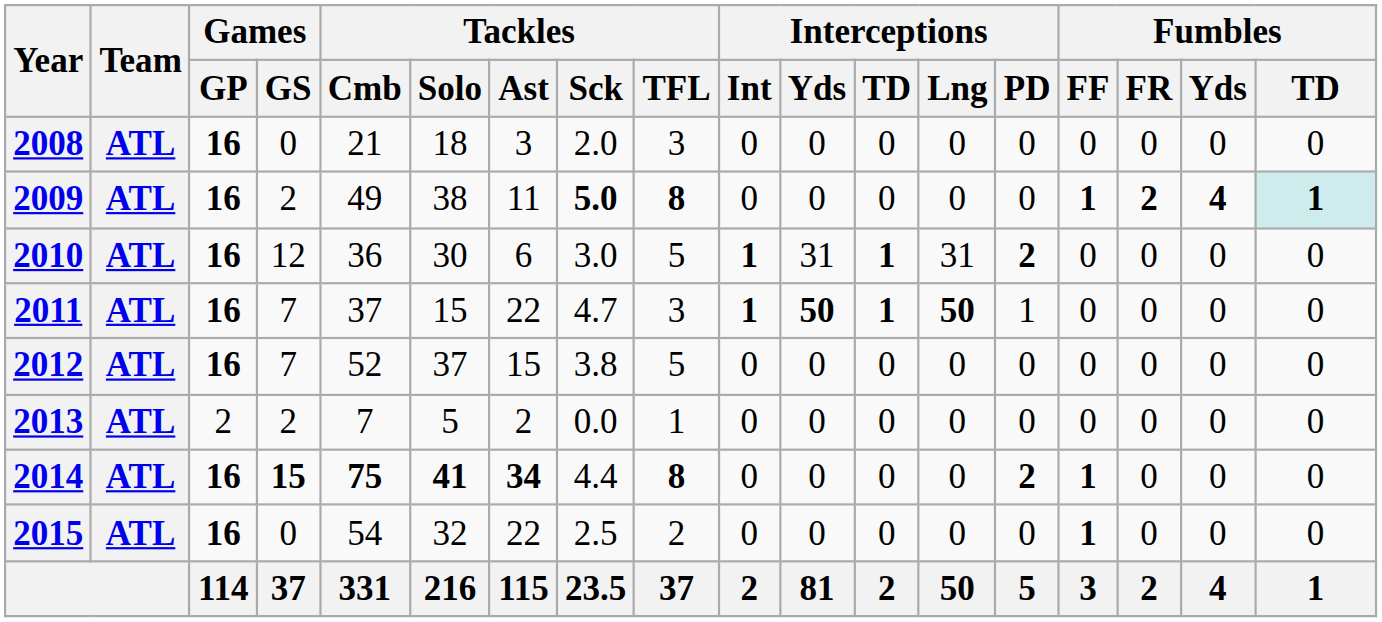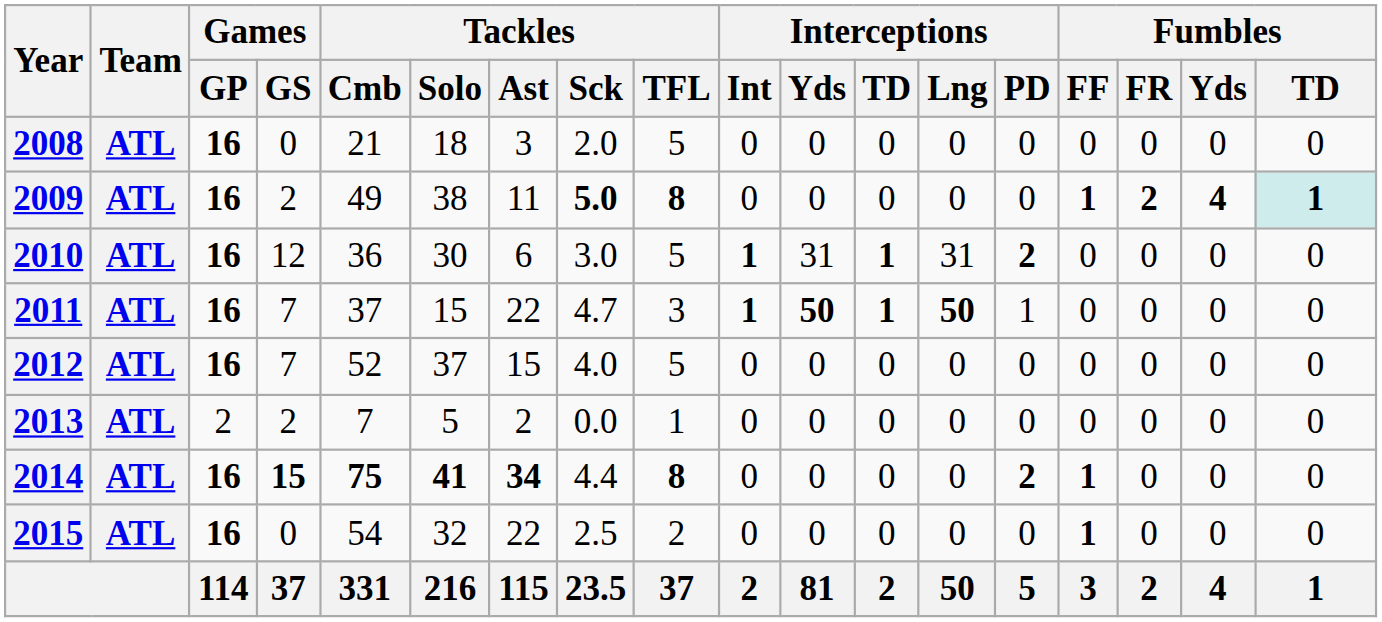(677, 143) 3 -> (677, 143) 5
(596, 365) 3.8 -> (596, 365) 4.0
